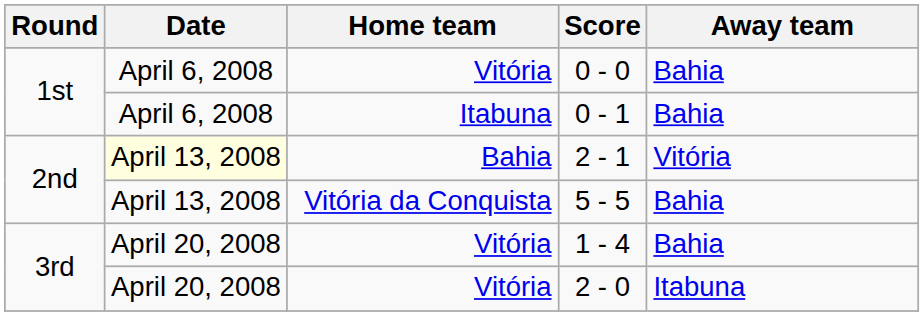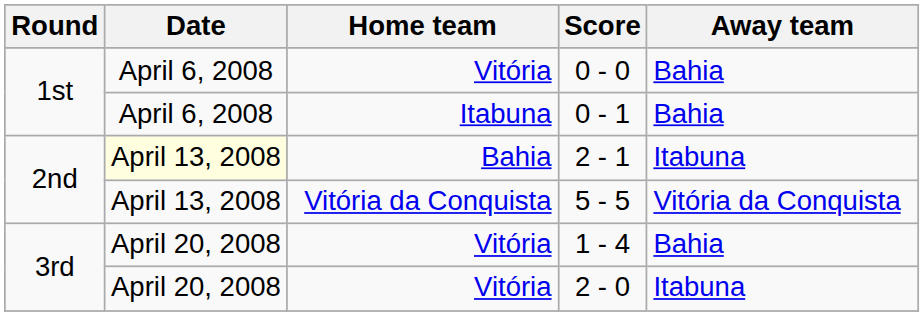(692, 157) Vitória -> (699, 157) Itabuna
(689, 200) Bahia -> (777, 200) Vitória da Conquista
